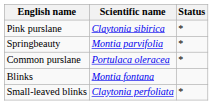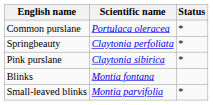rows swapped: (44, 60) <-> (34, 28)
(127, 44) Montia parvifolia -> (133, 44) Claytonia perfoliata
(133, 92) Claytonia perfoliata -> (127, 92) Montia parvifolia
